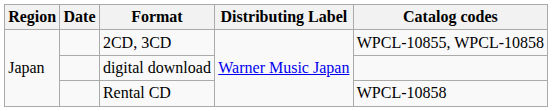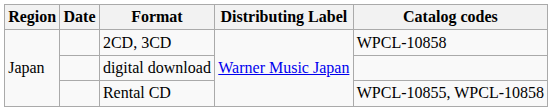(450, 42) WPCL-10855, WPCL-10858 -> (402, 42) WPCL-10858
(402, 93) WPCL-10858 -> (450, 93) WPCL-10855, WPCL-10858
